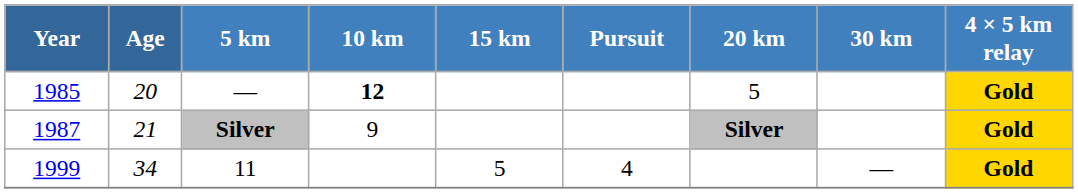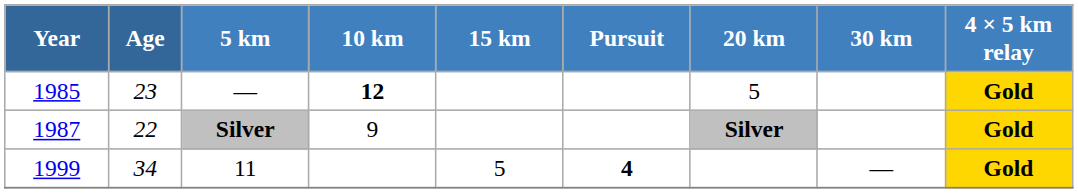(145, 90) 20 -> (145, 90) 23
(145, 129) 21 -> (145, 129) 22
(627, 168) normal -> (627, 168) bold
